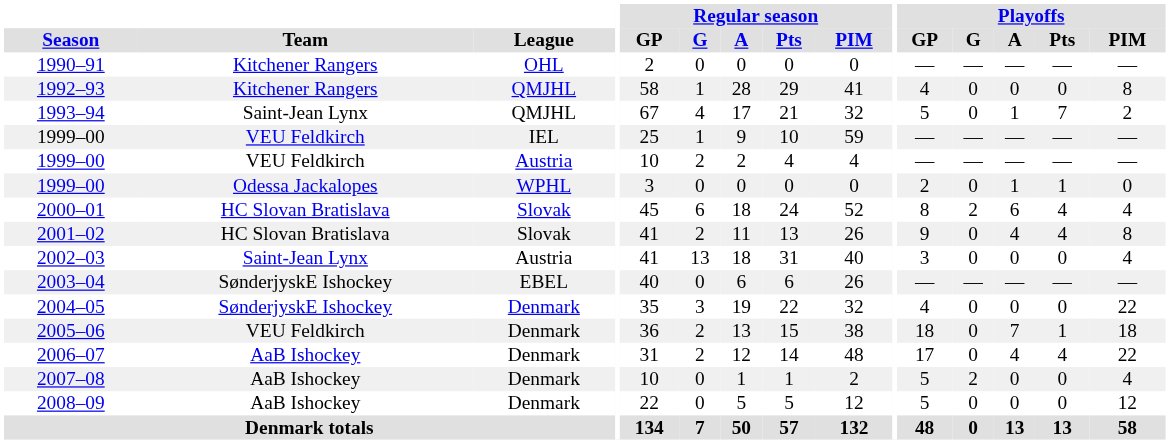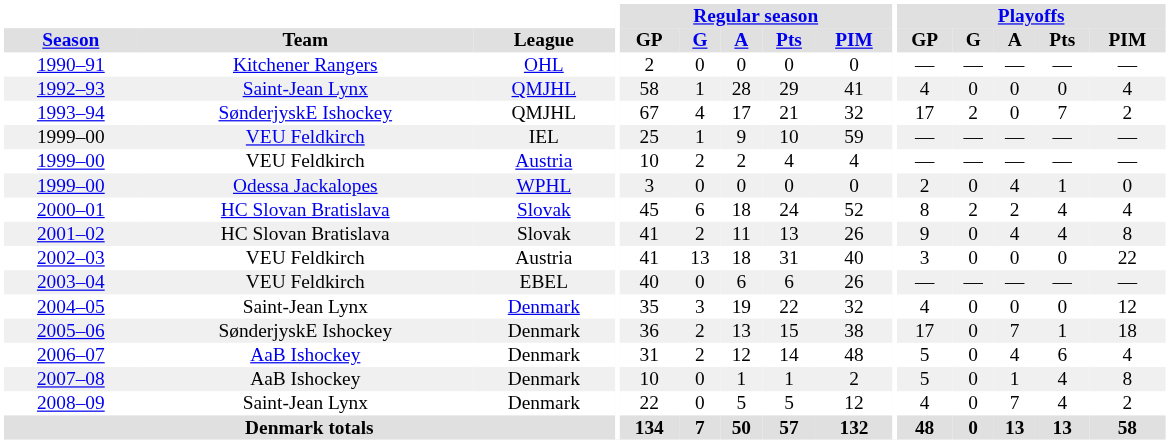(305, 88) Kitchener Rangers -> (305, 88) Saint-Jean Lynx
(1127, 88) 8 -> (1127, 88) 4
(305, 112) Saint-Jean Lynx -> (305, 112) SønderjyskE Ishockey
(925, 112) 5 -> (925, 112) 17
(973, 112) 0 -> (973, 112) 2
(1015, 112) 1 -> (1015, 112) 0
(1015, 185) 1 -> (1015, 185) 4
(1015, 209) 6 -> (1015, 209) 2
(305, 257) Saint-Jean Lynx -> (305, 257) VEU Feldkirch
(1127, 257) 4 -> (1127, 257) 22
(305, 282) SønderjyskE Ishockey -> (305, 282) VEU Feldkirch
(305, 306) SønderjyskE Ishockey -> (305, 306) Saint-Jean Lynx
(1127, 306) 22 -> (1127, 306) 12
(305, 330) VEU Feldkirch -> (305, 330) SønderjyskE Ishockey
(925, 330) 18 -> (925, 330) 17
(925, 354) 17 -> (925, 354) 5
(1062, 354) 4 -> (1062, 354) 6
(1127, 354) 22 -> (1127, 354) 4
(973, 378) 2 -> (973, 378) 0
(1015, 378) 0 -> (1015, 378) 1
(1062, 378) 0 -> (1062, 378) 4
(1127, 378) 4 -> (1127, 378) 8
(305, 403) AaB Ishockey -> (305, 403) Saint-Jean Lynx
(925, 403) 5 -> (925, 403) 4
(1015, 403) 0 -> (1015, 403) 7
(1062, 403) 0 -> (1062, 403) 4
(1127, 403) 12 -> (1127, 403) 2
